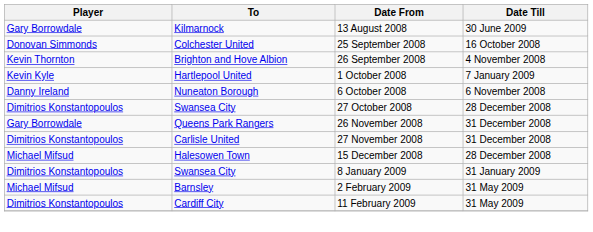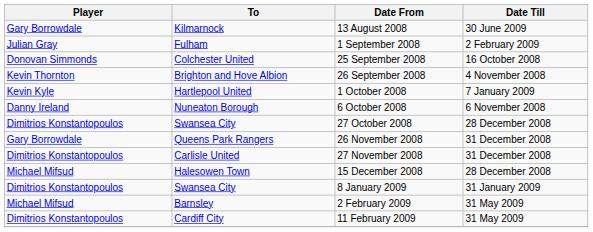+ row: (378, 44)
